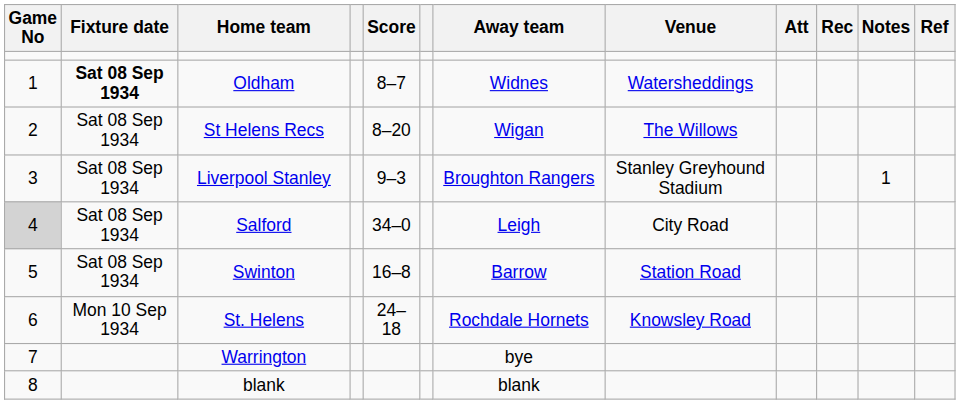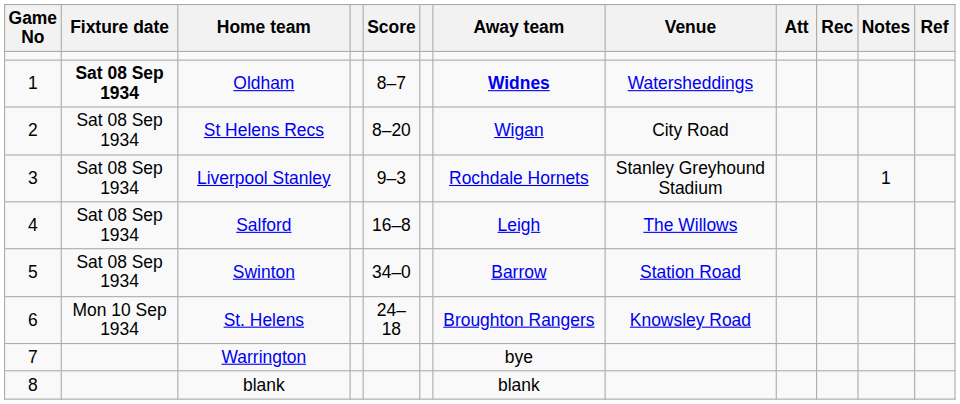(519, 83) normal -> (519, 83) bold
(690, 130) The Willows -> (690, 130) City Road
(519, 178) Broughton Rangers -> (519, 178) Rochdale Hornets
(33, 225) lightgrey background -> (33, 225) no background
(391, 225) 34–0 -> (391, 225) 16–8
(690, 225) City Road -> (690, 225) The Willows
(391, 272) 16–8 -> (391, 272) 34–0
(519, 319) Rochdale Hornets -> (519, 319) Broughton Rangers
